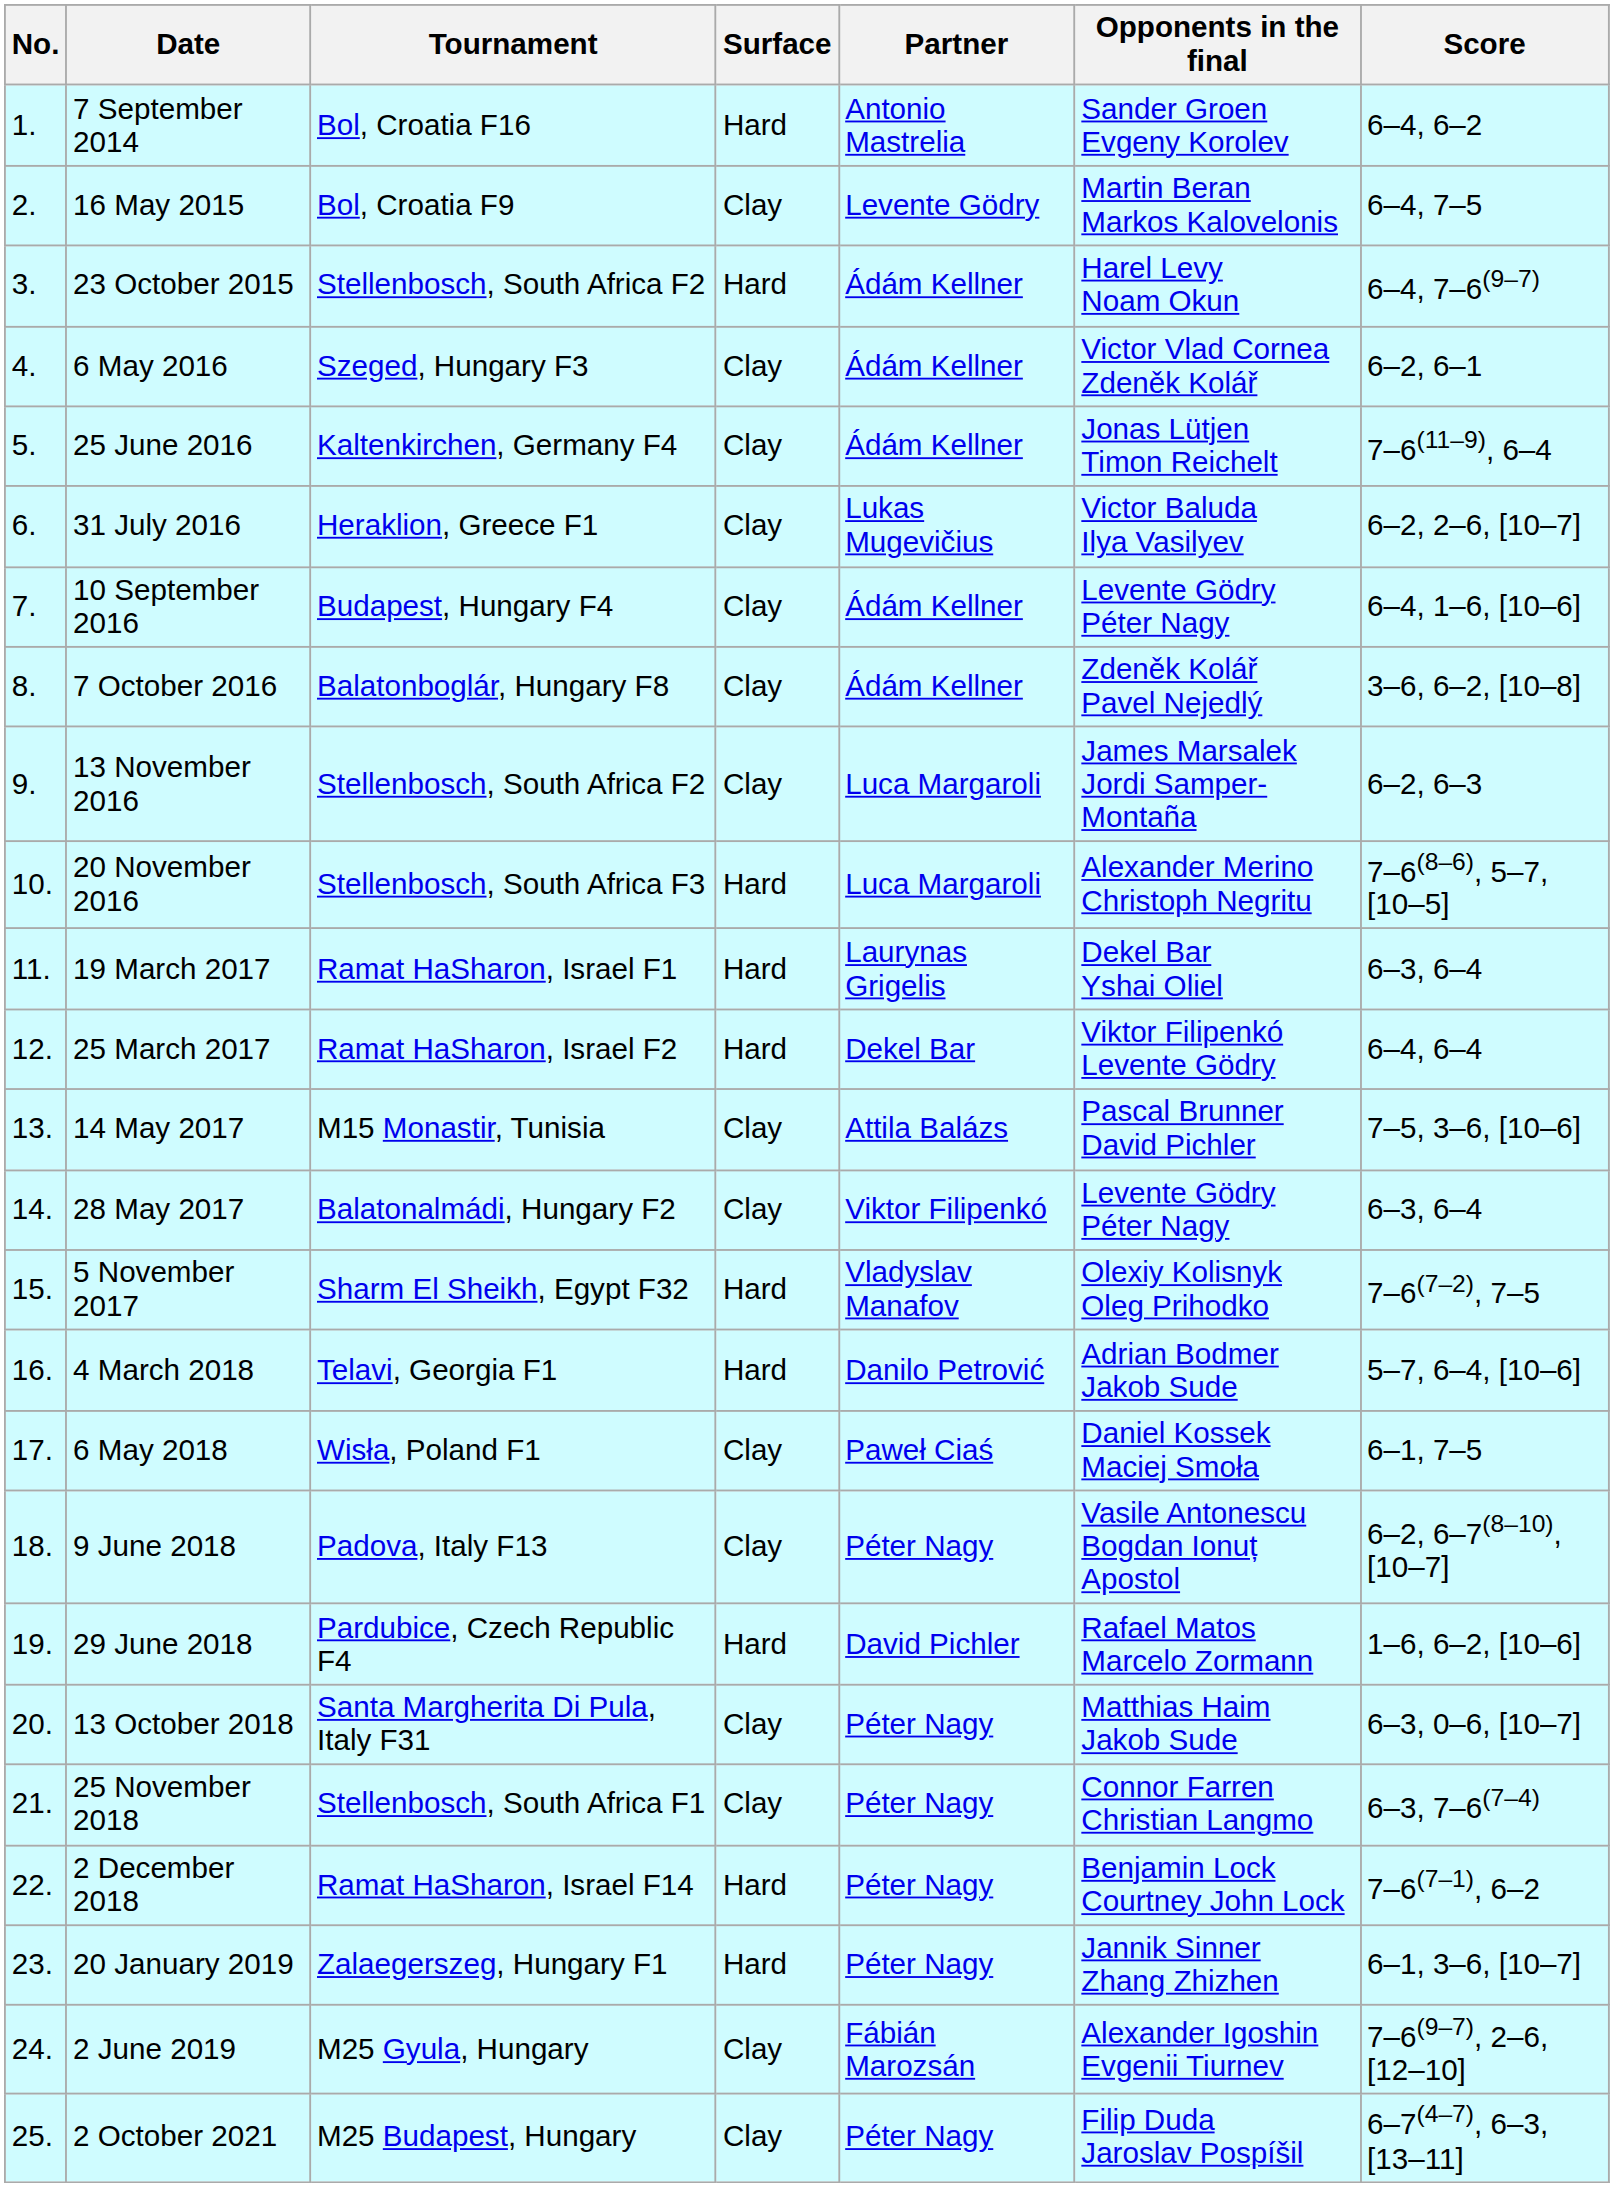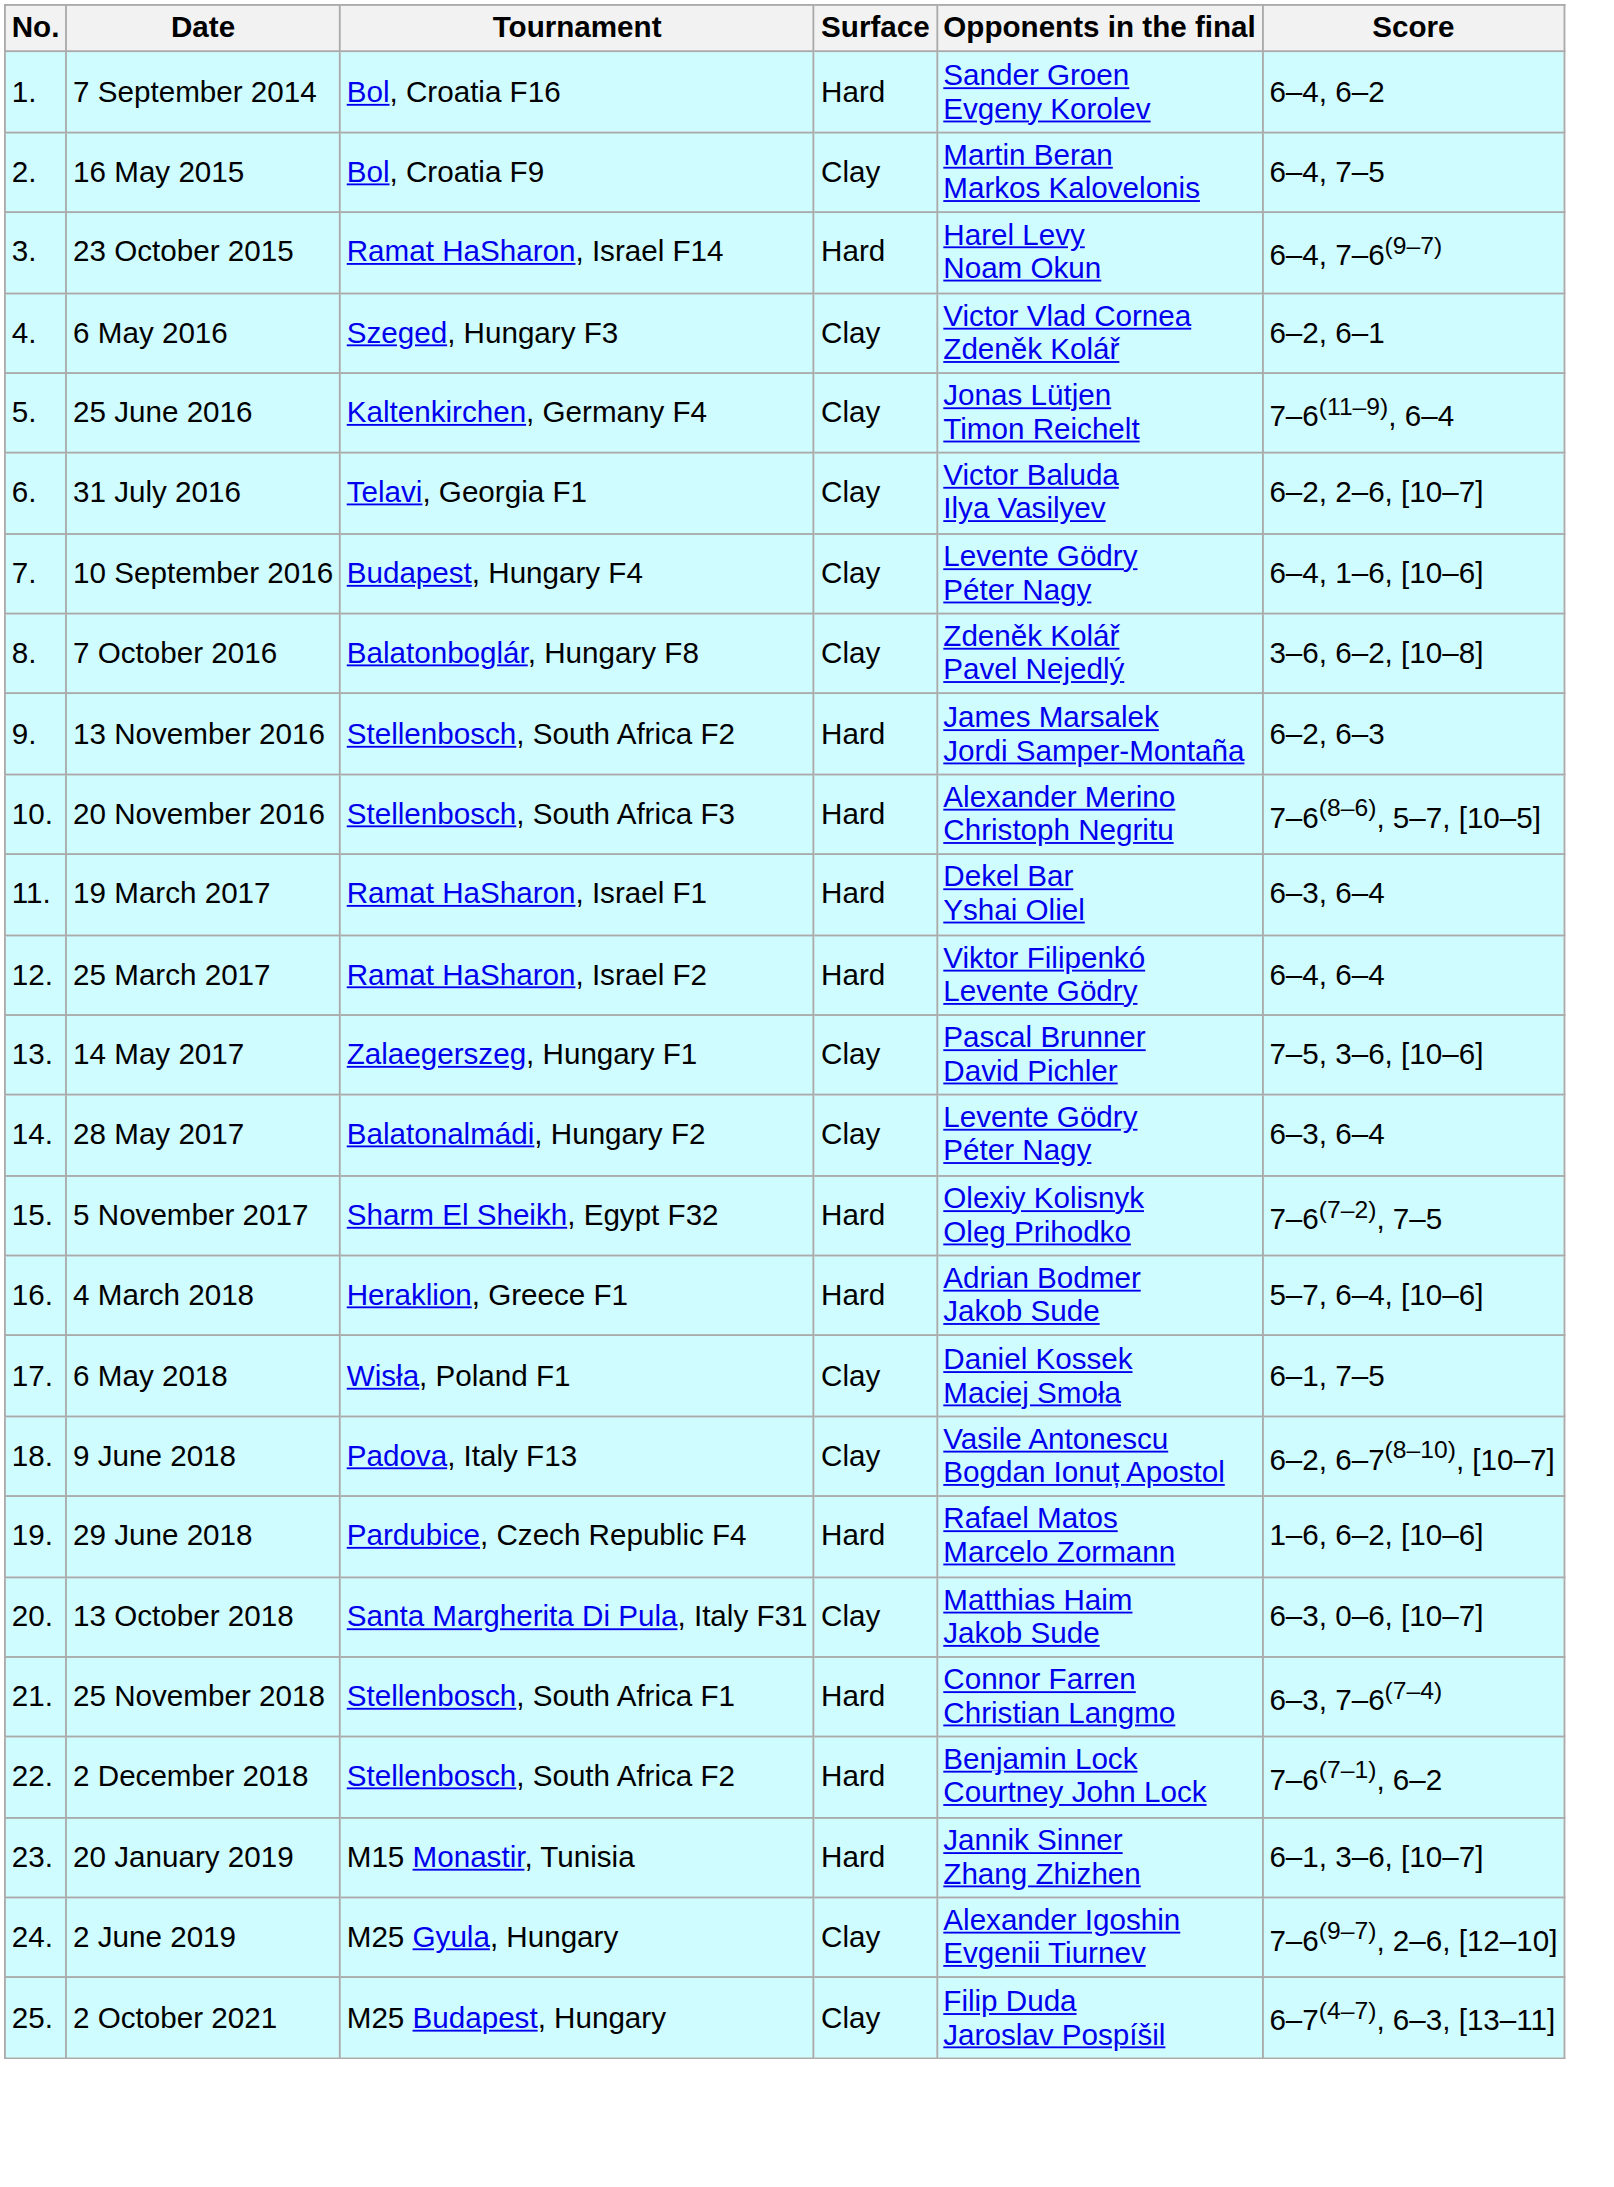- column: (956, 44)
(511, 285) Stellenbosch, South Africa F2 -> (535, 252) Ramat HaSharon, Israel F14
(458, 526) Heraklion, Greece F1 -> (467, 492) Telavi, Georgia F1
(753, 783) Clay -> (853, 733) Hard
(461, 1129) M15 Monastir, Tunisia -> (522, 1054) Zalaegerszeg, Hungary F1
(437, 1369) Telavi, Georgia F1 -> (487, 1295) Heraklion, Greece F1
(753, 1804) Clay -> (853, 1696) Hard
(505, 1884) Ramat HaSharon, Israel F14 -> (541, 1776) Stellenbosch, South Africa F2
(492, 1964) Zalaegerszeg, Hungary F1 -> (491, 1856) M15 Monastir, Tunisia
